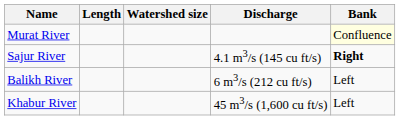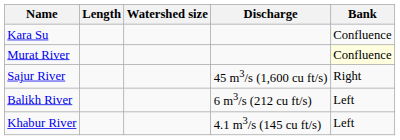+ row: (28, 34)
(267, 56) 4.1 m3/s (145 cu ft/s) -> (271, 76) 45 m3/s (1,600 cu ft/s)
(348, 56) bold -> (347, 76) normal
(271, 103) 45 m3/s (1,600 cu ft/s) -> (267, 123) 4.1 m3/s (145 cu ft/s)
